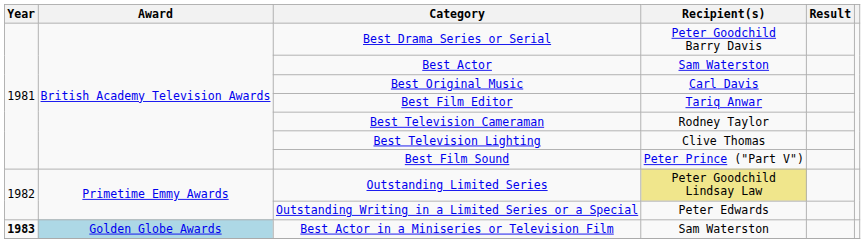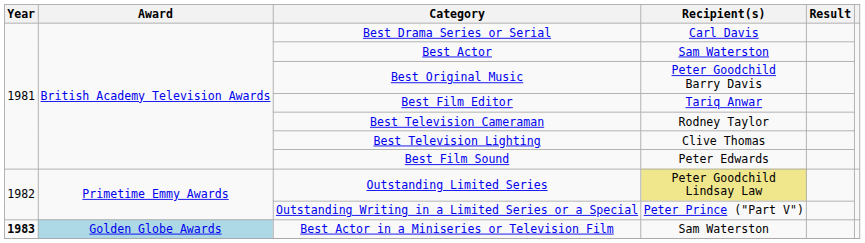(724, 39) Peter Goodchild Barry Davis -> (724, 33) Carl Davis
(724, 84) Carl Davis -> (724, 77) Peter Goodchild Barry Davis
(724, 159) Peter Prince ("Part V") -> (724, 159) Peter Edwards
(724, 210) Peter Edwards -> (724, 210) Peter Prince ("Part V")
